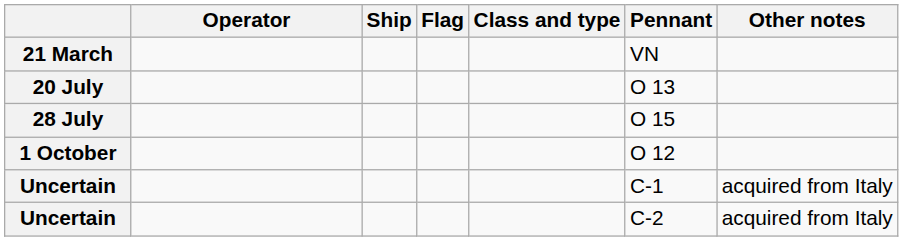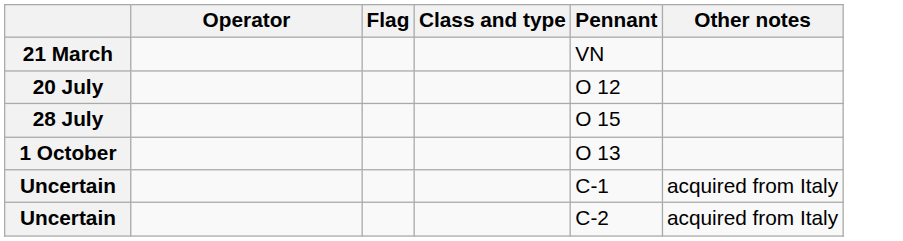- column: (389, 20)
(653, 86) O 13 -> (598, 86) O 12
(653, 152) O 12 -> (598, 152) O 13
